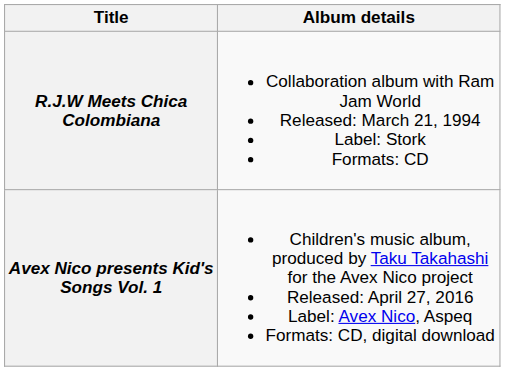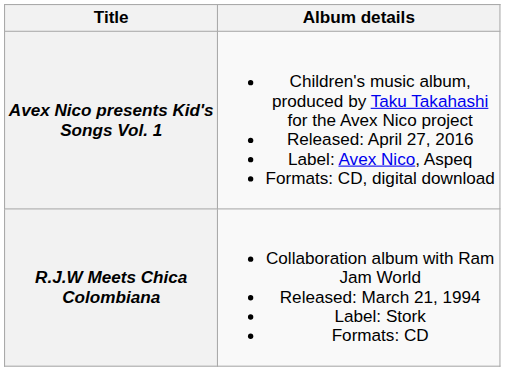rows swapped: (111, 110) <-> (111, 277)
